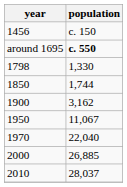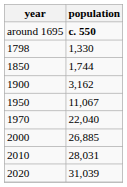- row: (18, 31)
(84, 173) 28,037 -> (84, 155) 28,031
+ row: (18, 173)
